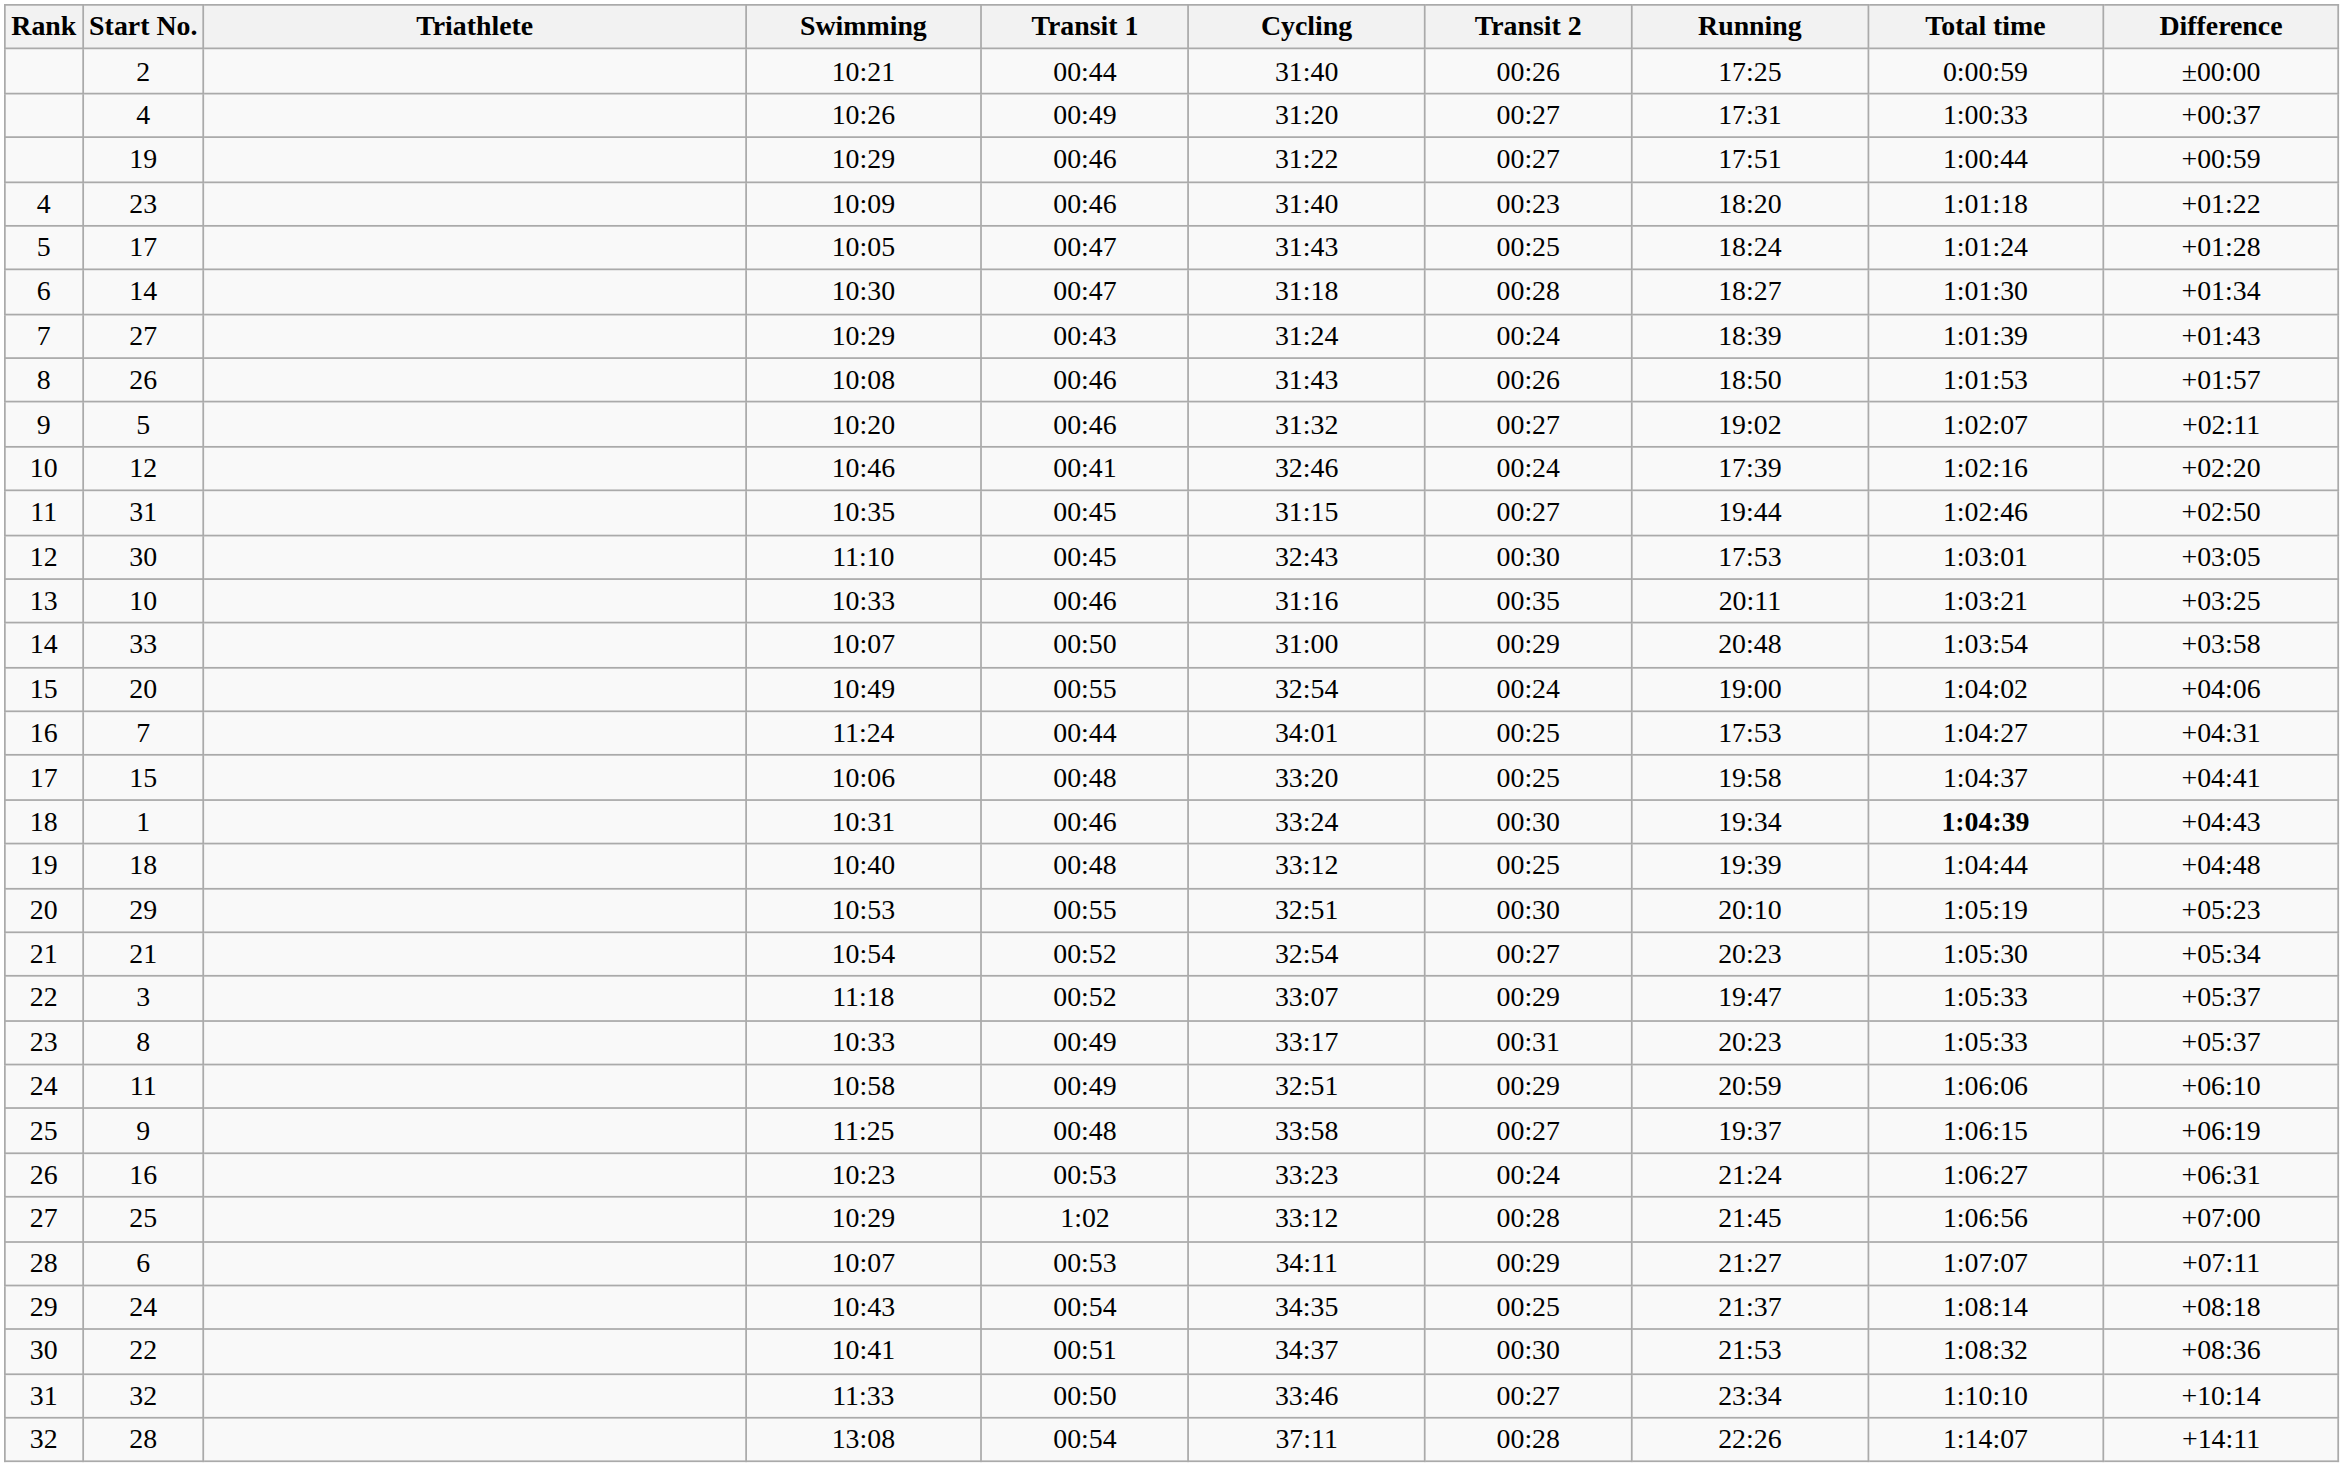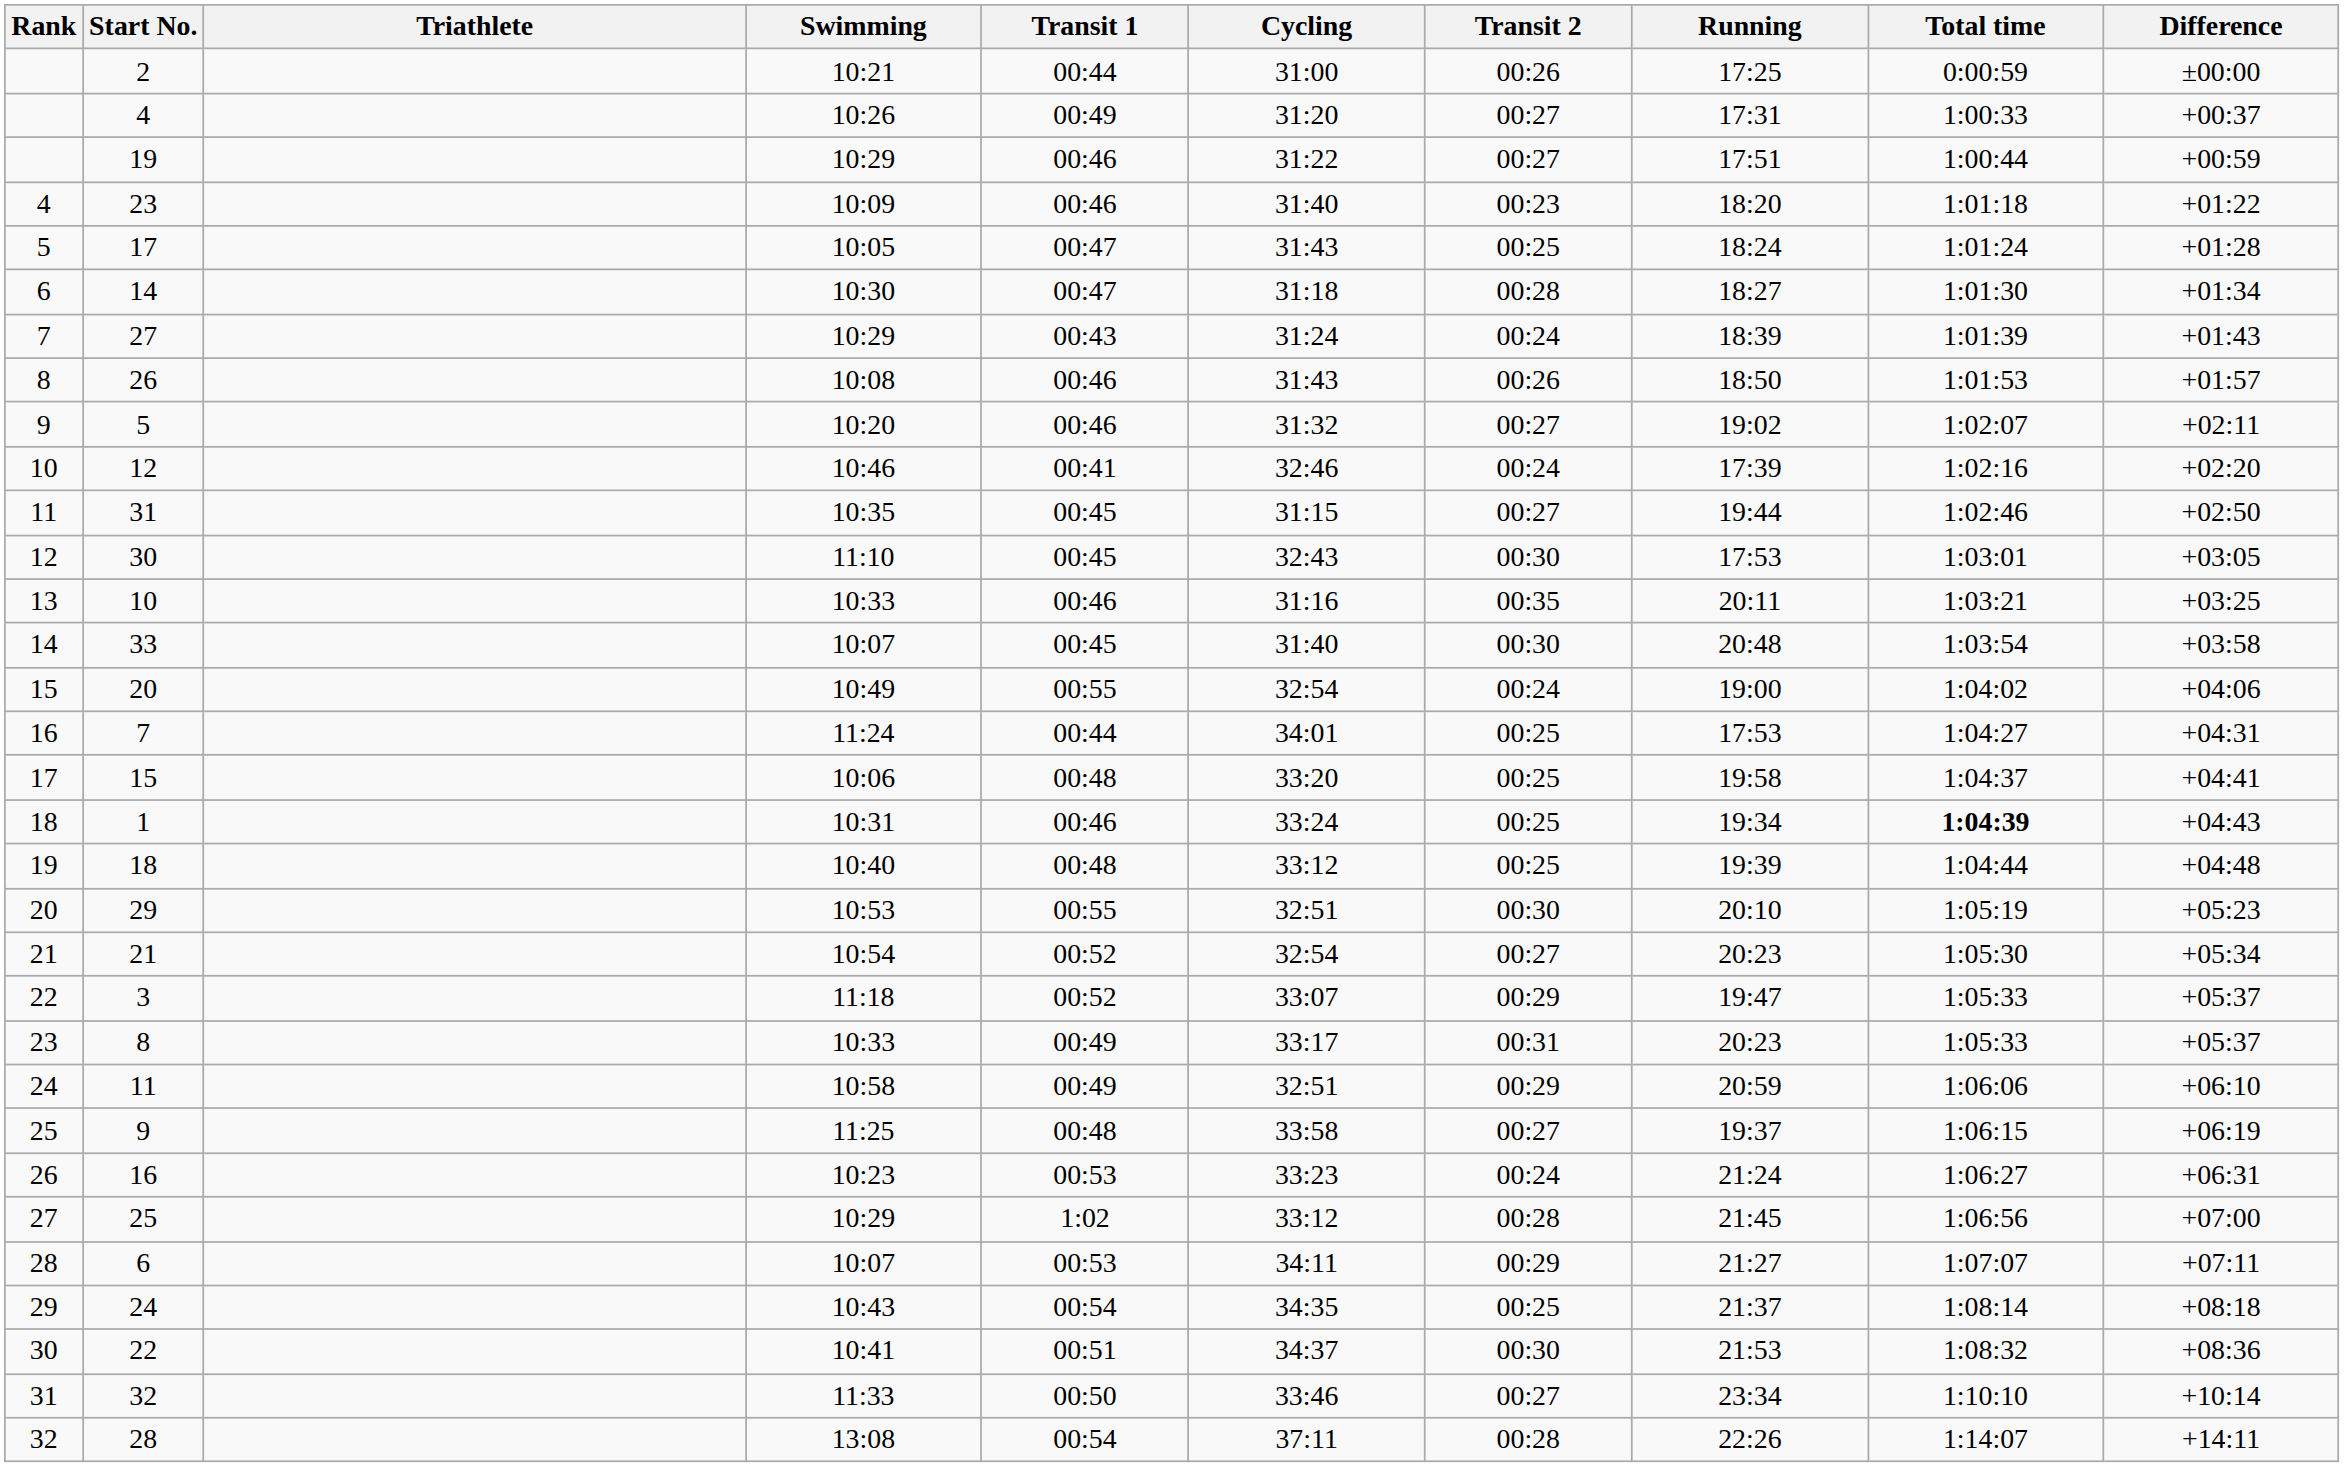(1307, 70) 31:40 -> (1307, 70) 31:00
(1085, 644) 00:50 -> (1085, 644) 00:45
(1307, 644) 31:00 -> (1307, 644) 31:40
(1528, 644) 00:29 -> (1528, 644) 00:30
(1528, 821) 00:30 -> (1528, 821) 00:25
